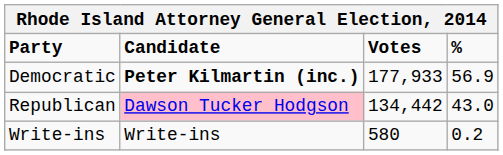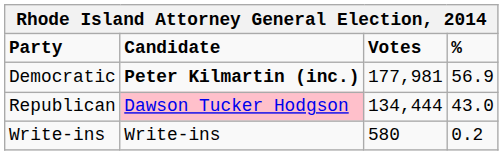(405, 77) 177,933 -> (405, 77) 177,981
(405, 106) 134,442 -> (405, 106) 134,444
